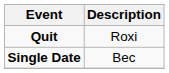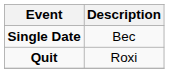rows swapped: (44, 36) <-> (44, 57)
